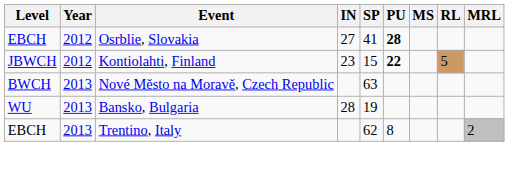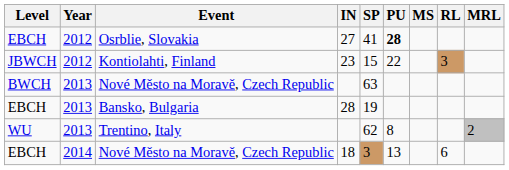(394, 61) bold -> (394, 61) normal
(444, 61) 5 -> (444, 61) 3
(20, 107) WU -> (27, 107) EBCH
(27, 130) EBCH -> (20, 130) WU
+ row: (216, 152)
